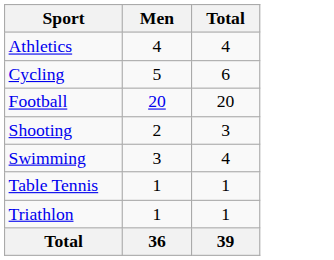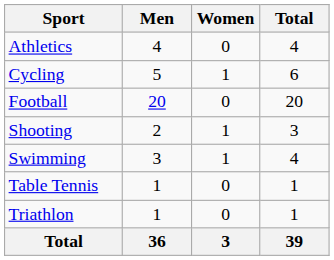+ column: (226, 18)
